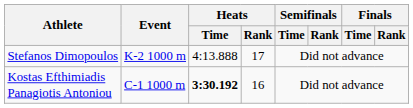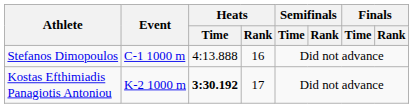(155, 56) K-2 1000 m -> (155, 56) C-1 1000 m
(258, 56) 17 -> (258, 56) 16
(155, 85) C-1 1000 m -> (155, 85) K-2 1000 m
(258, 85) 16 -> (258, 85) 17
